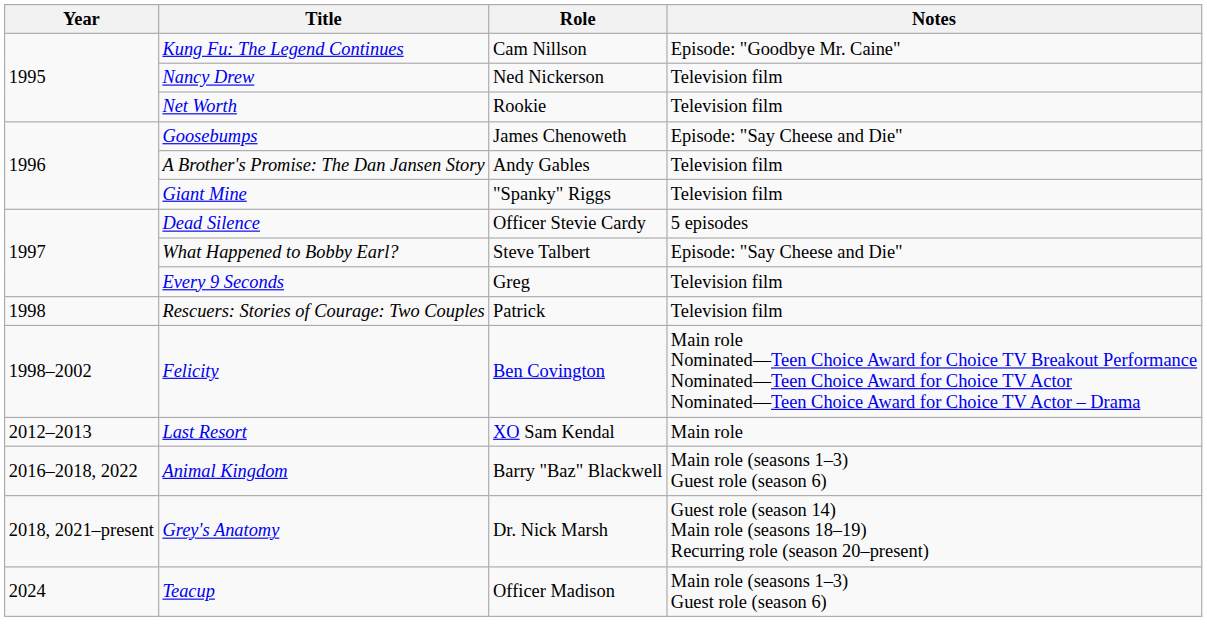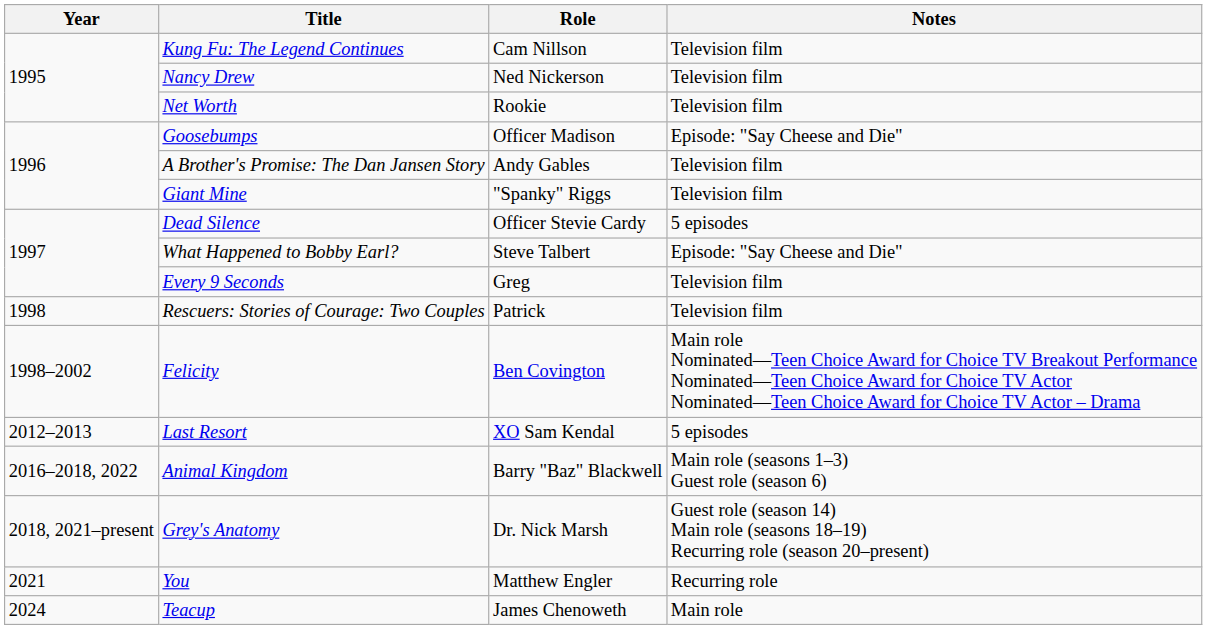(786, 48) Episode: "Goodbye Mr. Caine" -> (727, 48) Television film
(560, 135) James Chenoweth -> (554, 135) Officer Madison
(707, 431) Main role -> (709, 431) 5 episodes
+ row: (176, 581)
(554, 591) Officer Madison -> (560, 610) James Chenoweth
(760, 591) Main role (seasons 1–3) Guest role (season 6) -> (707, 610) Main role
